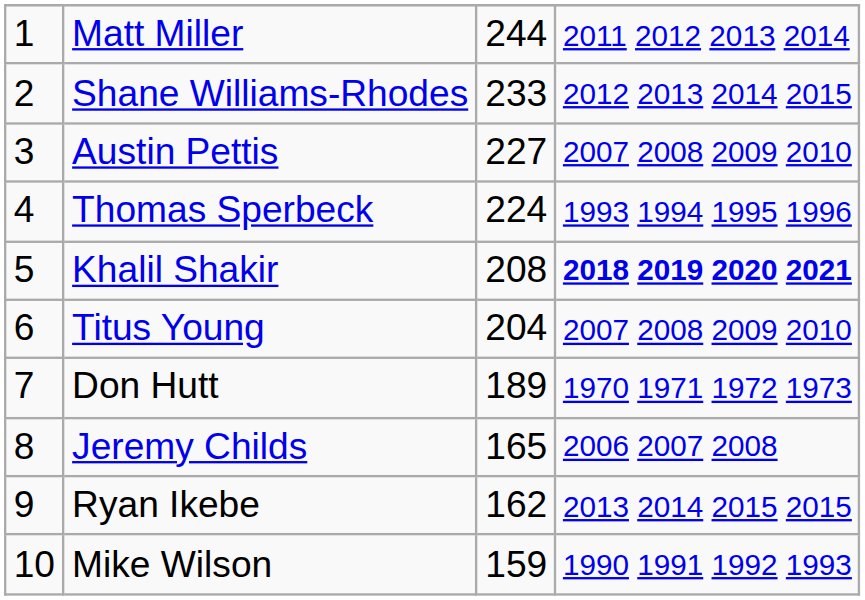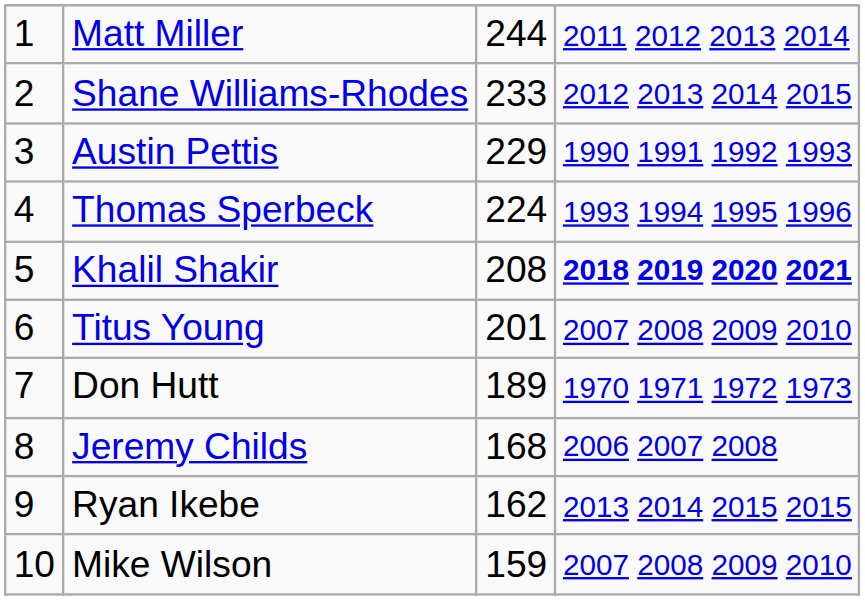(516, 151) 227 -> (516, 151) 229
(707, 152) 2007 2008 2009 2010 -> (707, 152) 1990 1991 1992 1993
(516, 328) 204 -> (516, 328) 201
(516, 446) 165 -> (516, 446) 168
(707, 564) 1990 1991 1992 1993 -> (707, 564) 2007 2008 2009 2010
